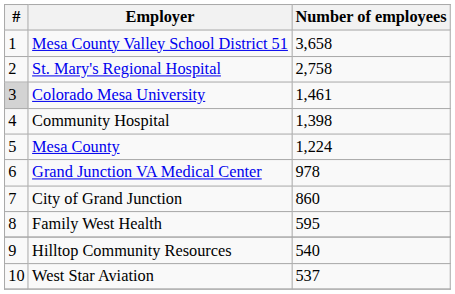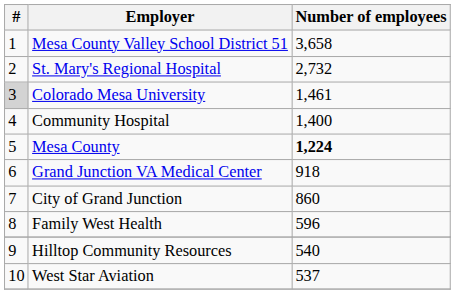(314, 69) 2,758 -> (314, 69) 2,732
(314, 120) 1,398 -> (314, 120) 1,400
(314, 146) normal -> (314, 146) bold
(308, 172) 978 -> (308, 172) 918
(308, 224) 595 -> (308, 224) 596
